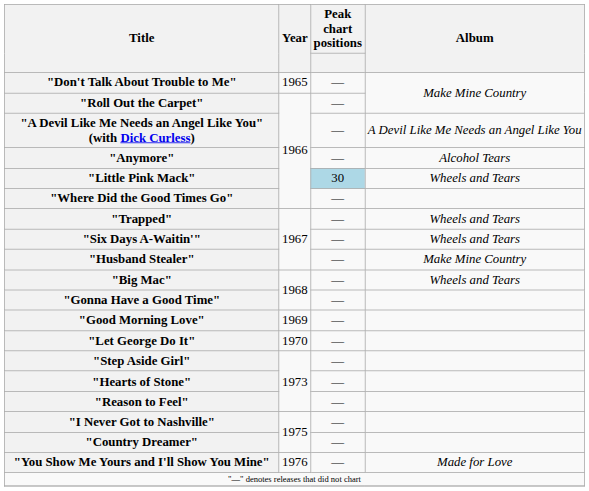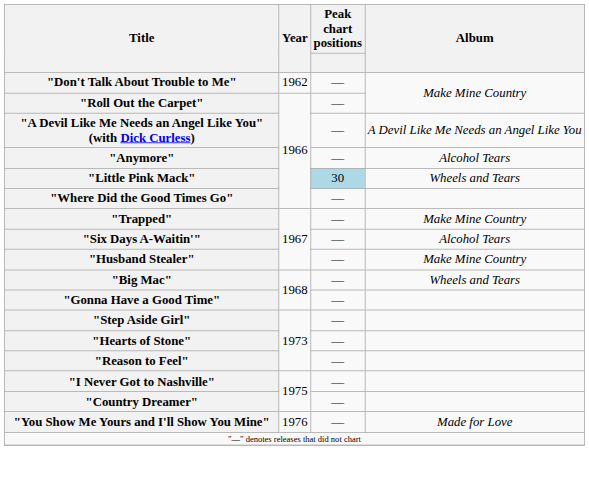(295, 82) 1965 -> (295, 82) 1962
(475, 218) Wheels and Tears -> (475, 218) Make Mine Country
(475, 239) Wheels and Tears -> (475, 239) Alcohol Tears
- row: (142, 320)
- row: (142, 340)
